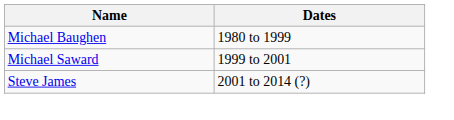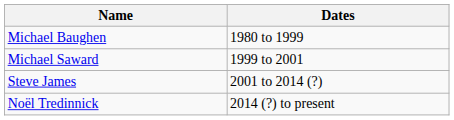+ row: (53, 103)
